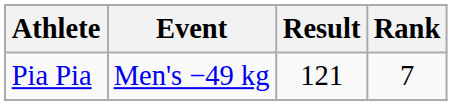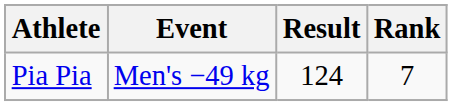(322, 75) 121 -> (322, 75) 124
